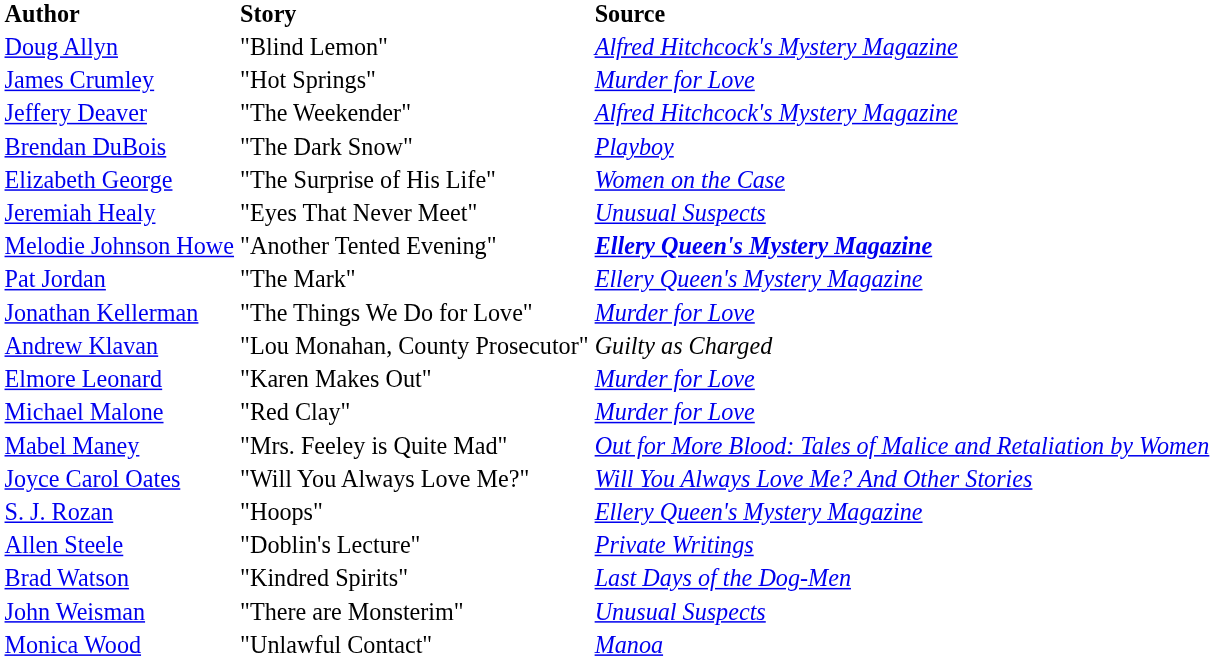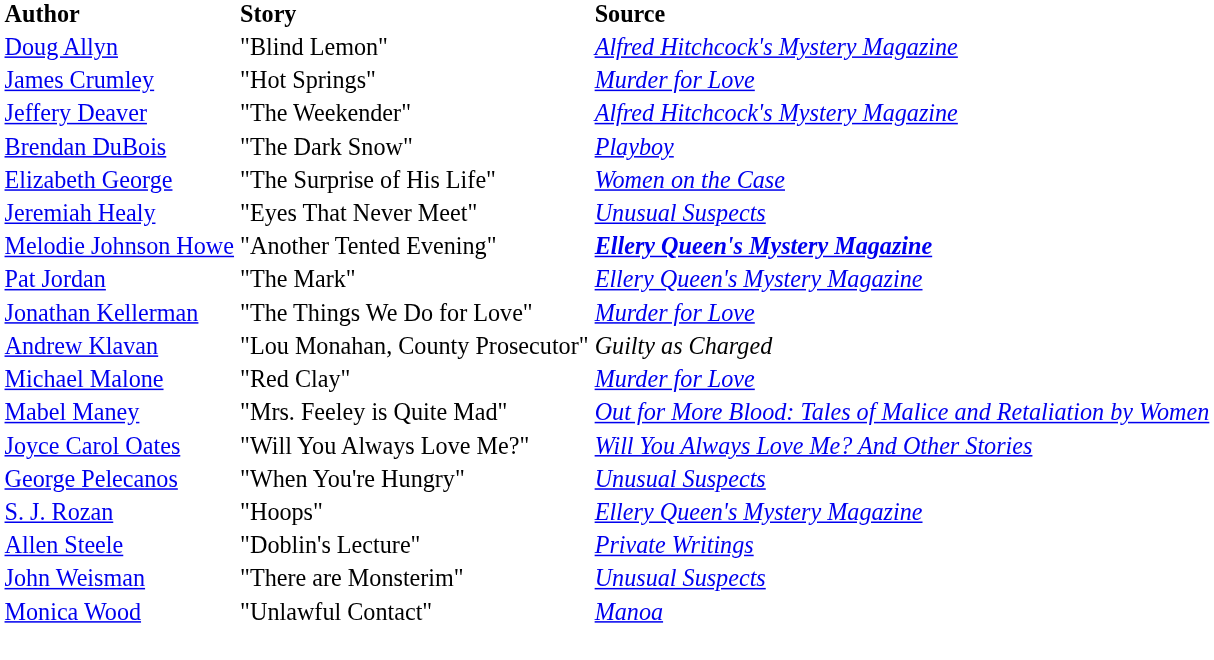- row: (83, 379)
+ row: (91, 478)
- row: (67, 578)
